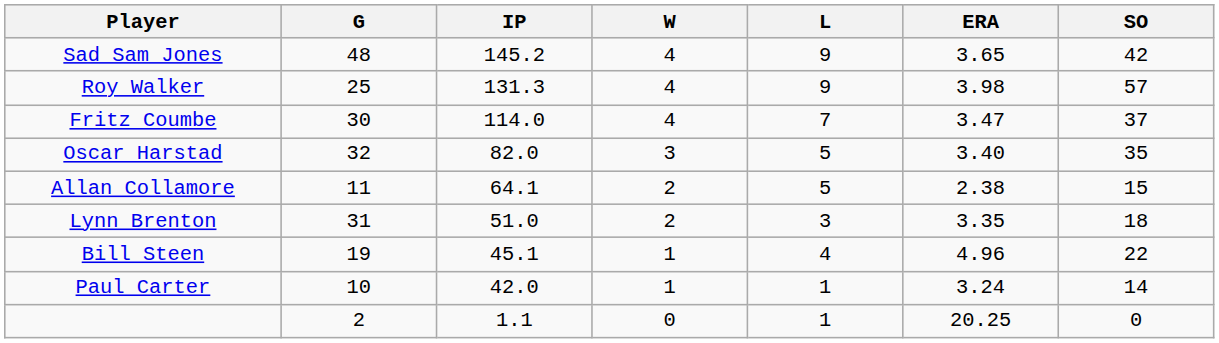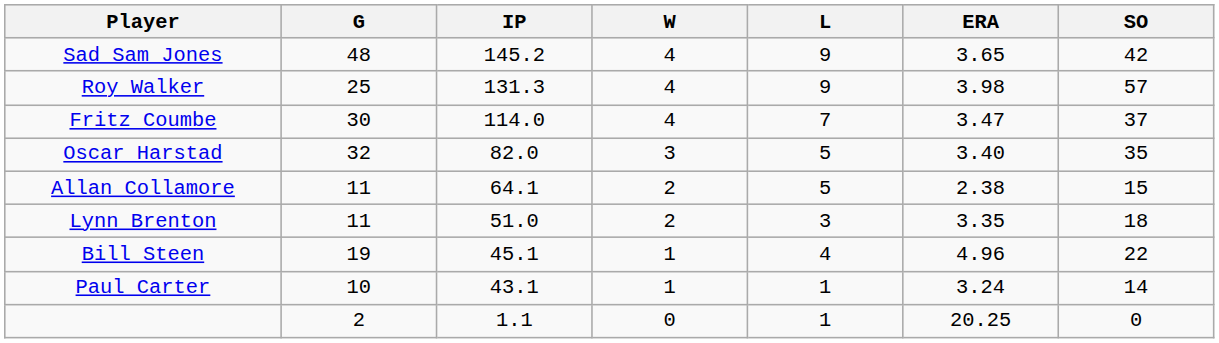(359, 221) 31 -> (359, 221) 11
(514, 288) 42.0 -> (514, 288) 43.1
